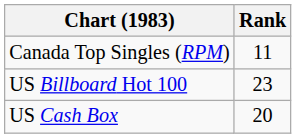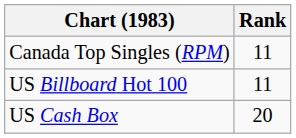(263, 84) 23 -> (263, 84) 11
